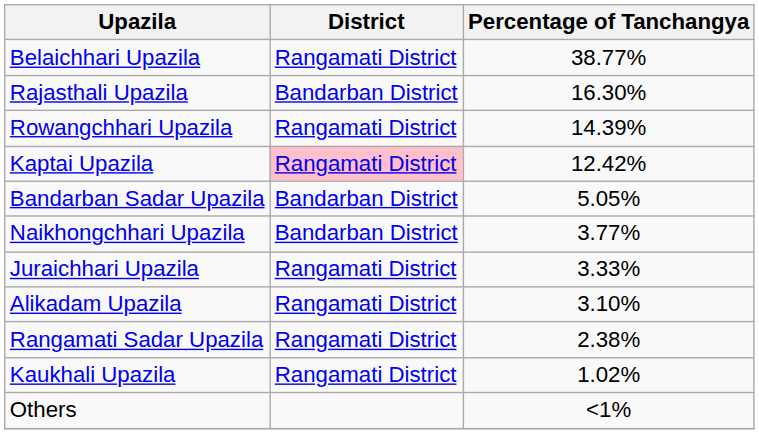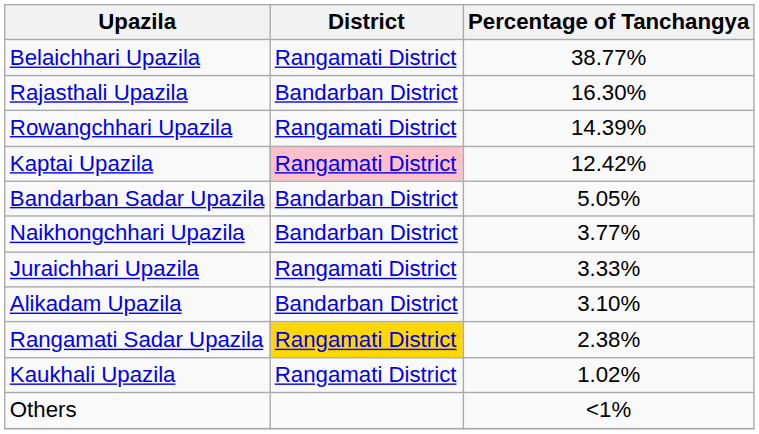(366, 304) Rangamati District -> (366, 304) Bandarban District
(366, 339) no background -> (366, 339) gold background
